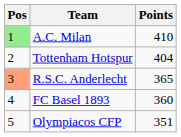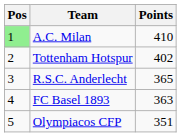(163, 57) 404 -> (163, 57) 402
(11, 79) lightsalmon background -> (11, 79) no background
(163, 100) 360 -> (163, 100) 363
